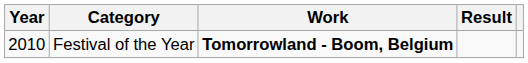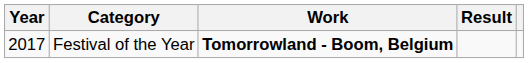(27, 44) 2010 -> (27, 44) 2017
